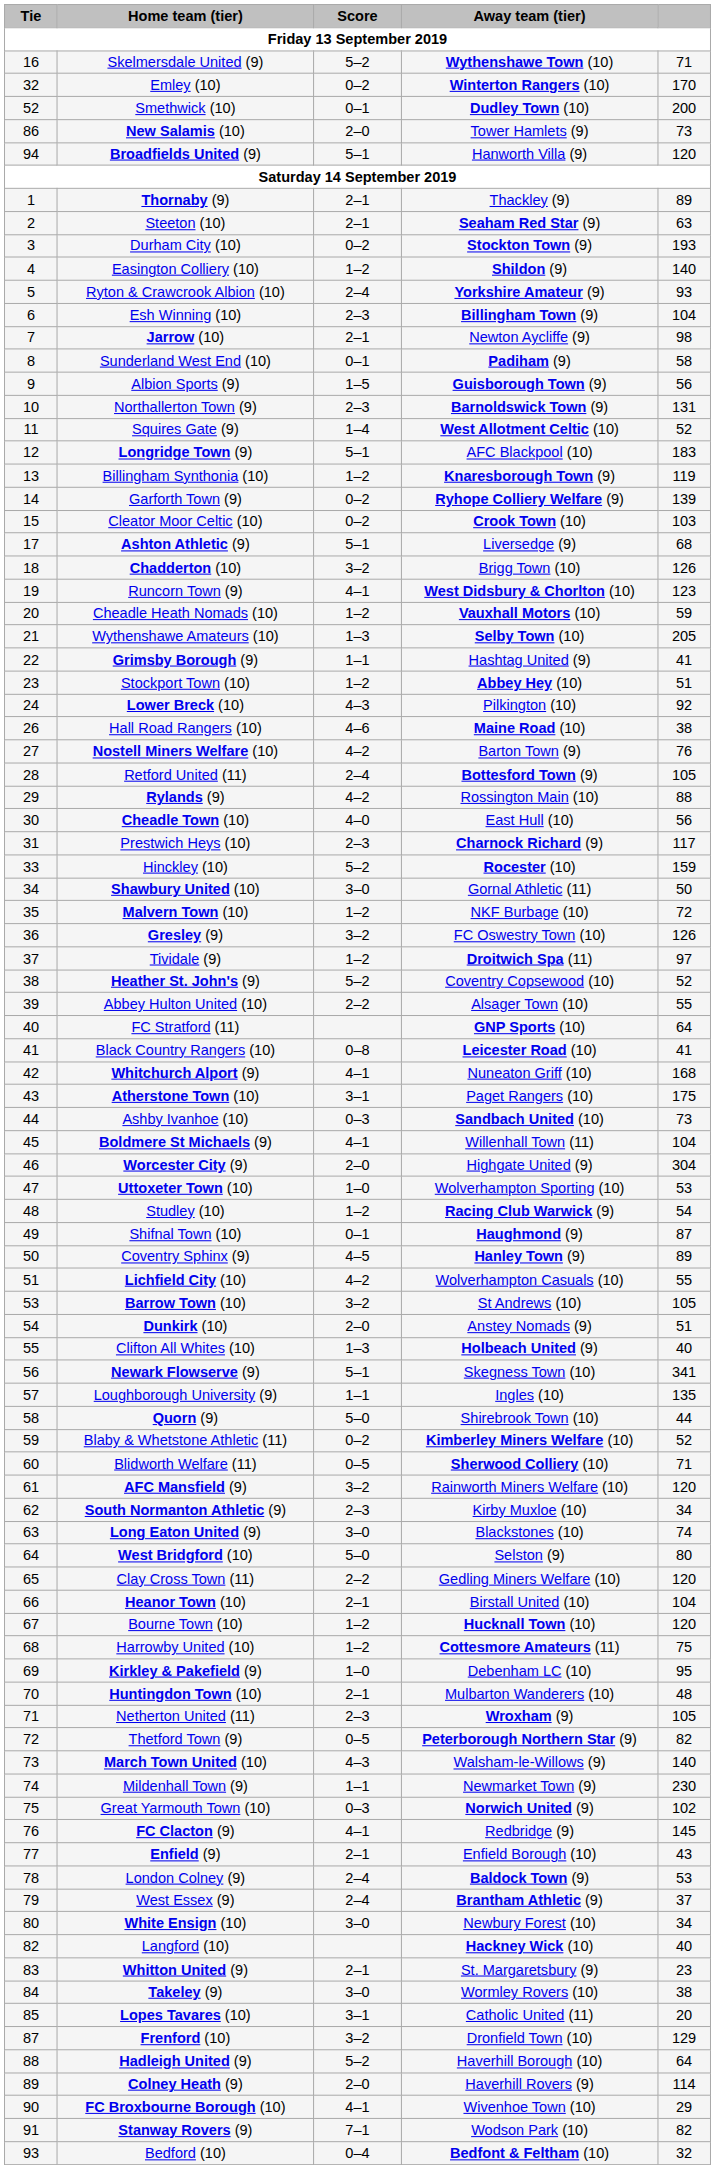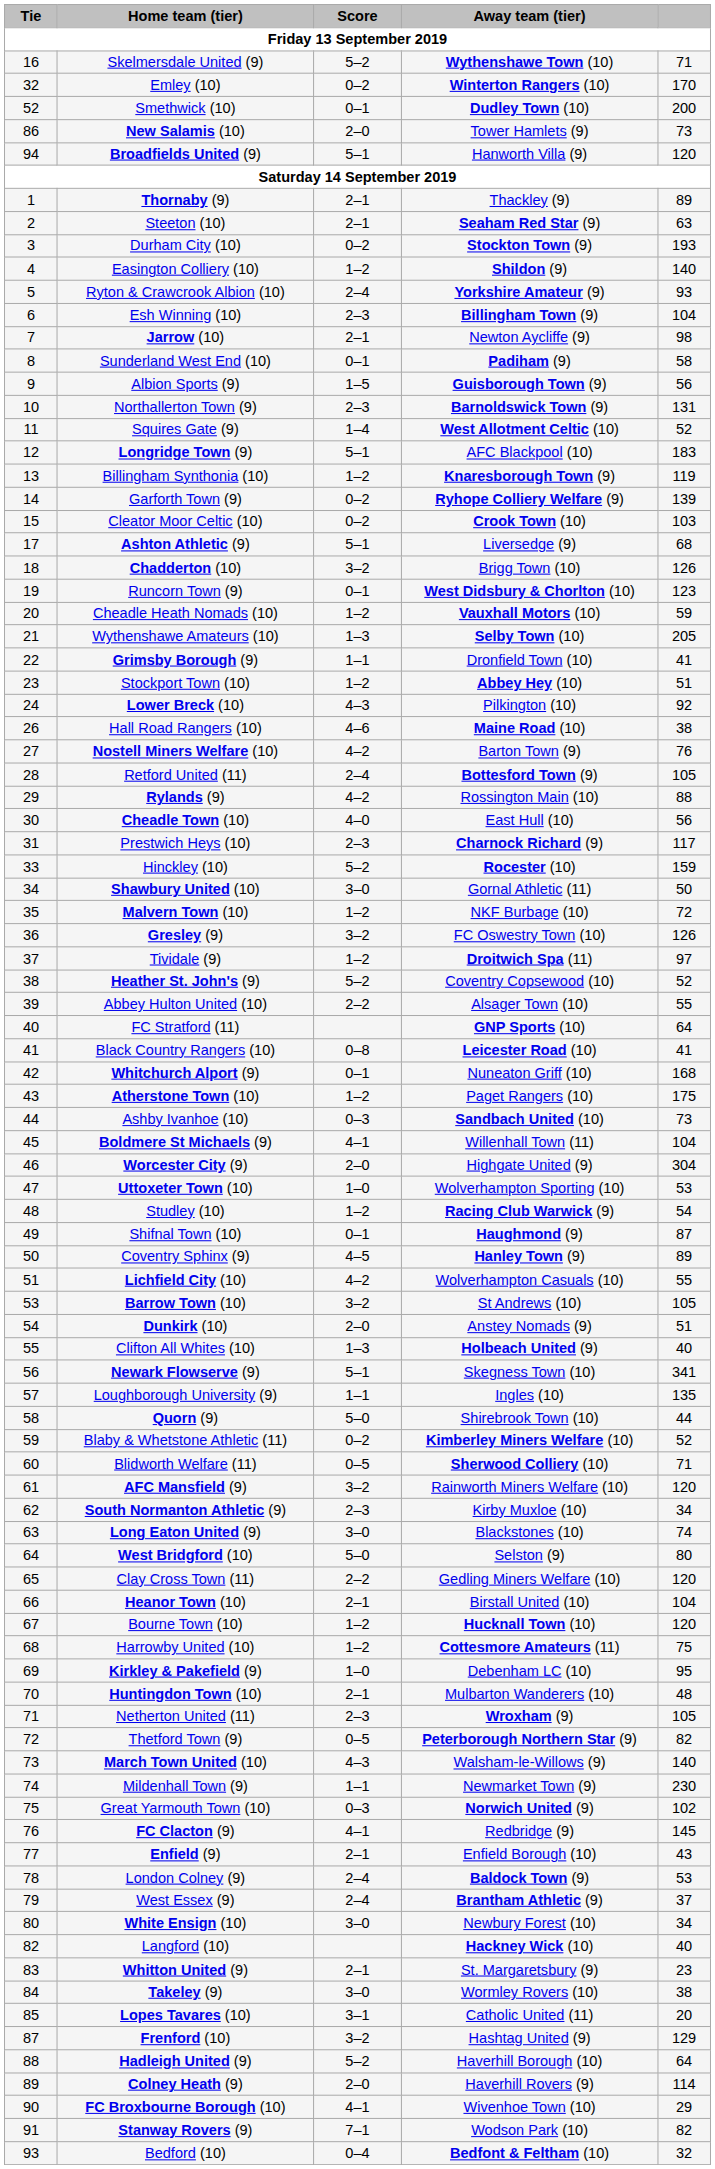(357, 591) 4–1 -> (357, 591) 0–1
(530, 660) Hashtag United (9) -> (530, 660) Dronfield Town (10)
(357, 1073) 4–1 -> (357, 1073) 0–1
(357, 1096) 3–1 -> (357, 1096) 1–2
(530, 2038) Dronfield Town (10) -> (530, 2038) Hashtag United (9)
